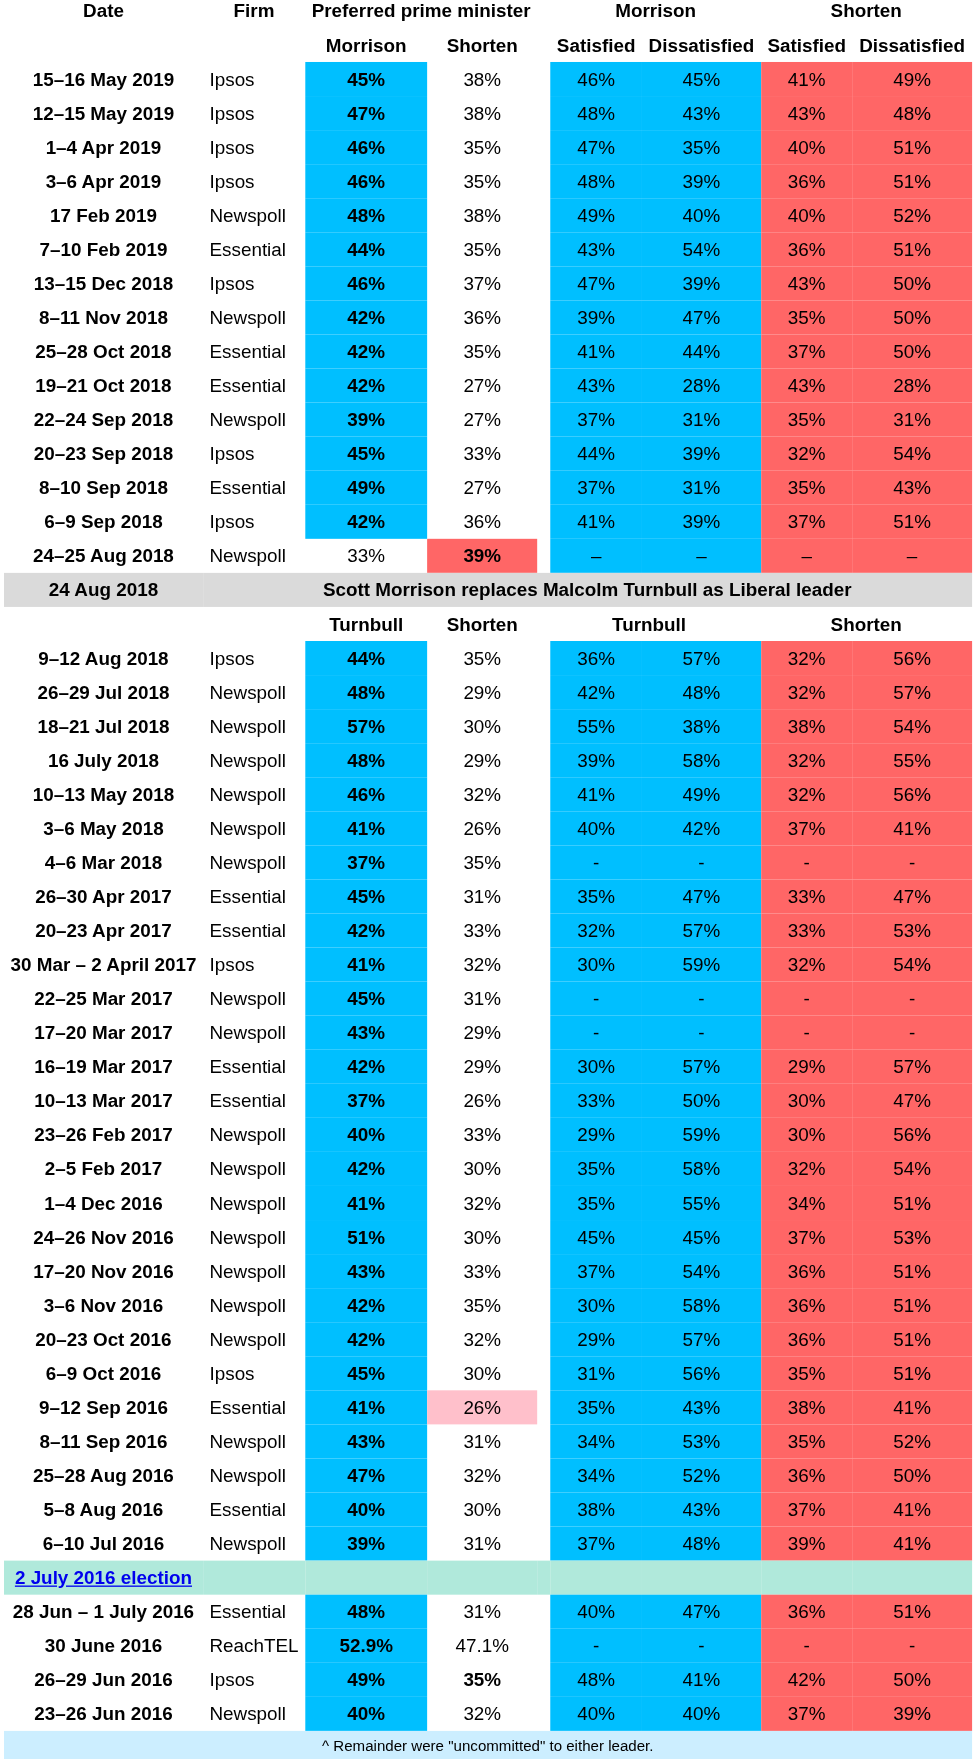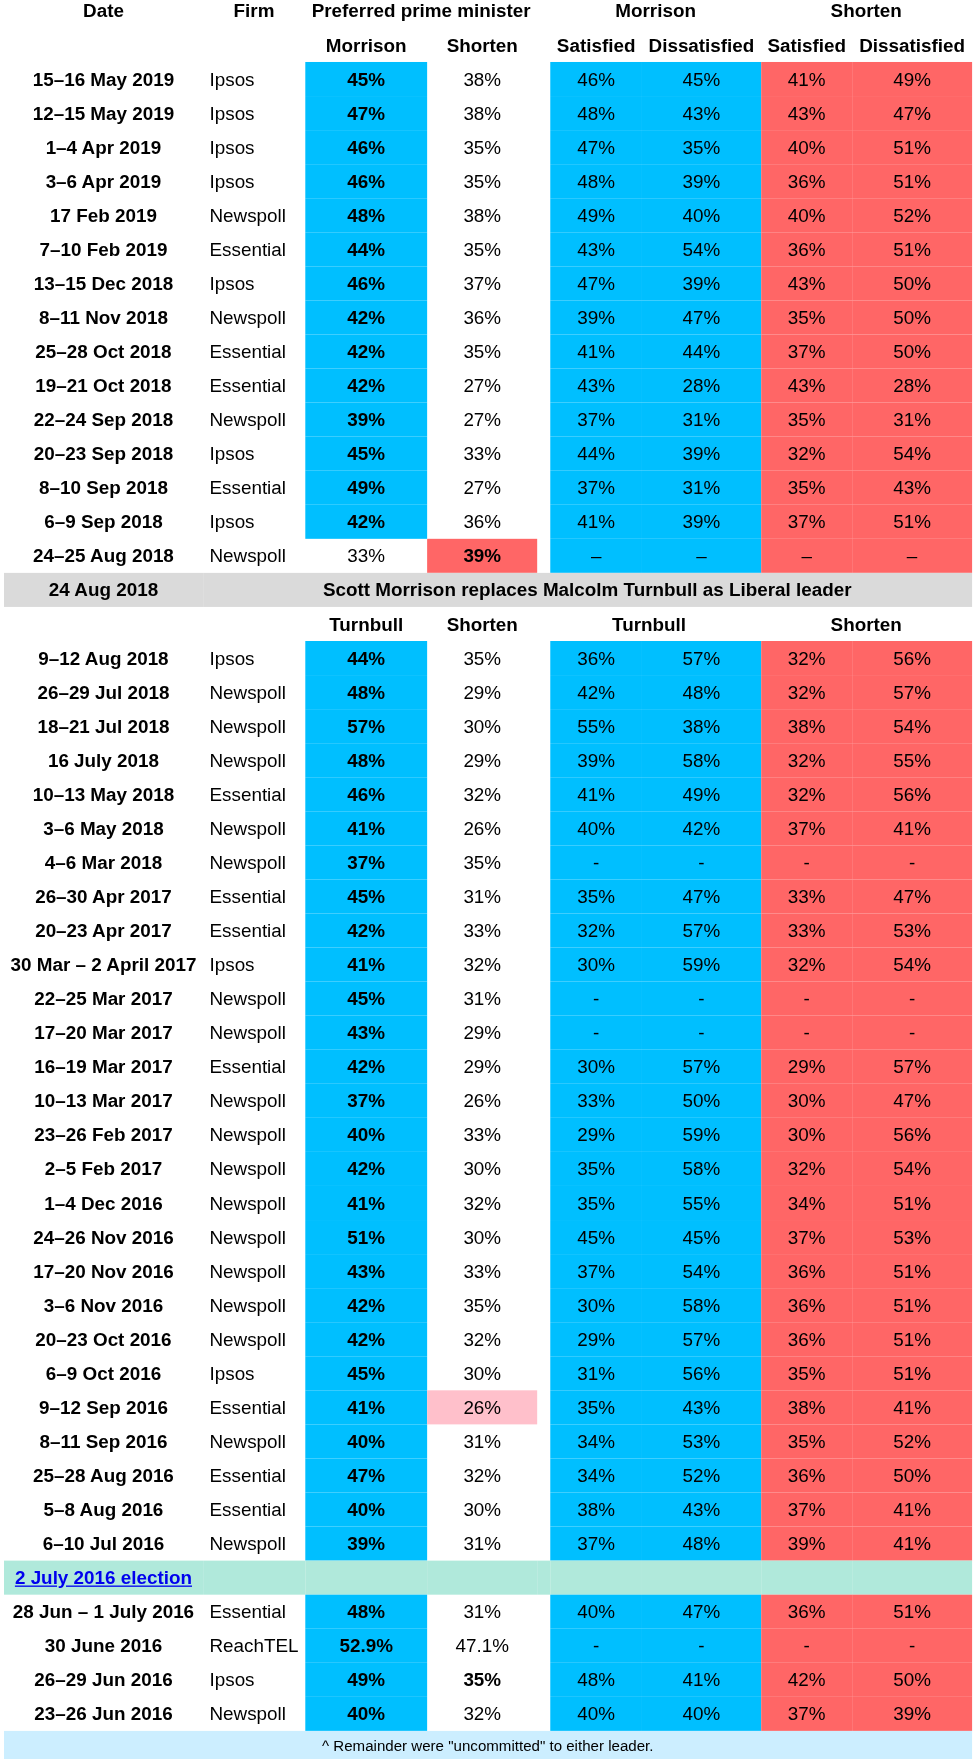(912, 113) 48% -> (912, 113) 47%
(248, 794) Newspoll -> (248, 794) Essential
(248, 1100) Essential -> (248, 1100) Newspoll
(366, 1441) 43% -> (366, 1441) 40%
(248, 1475) Newspoll -> (248, 1475) Essential
